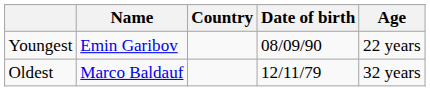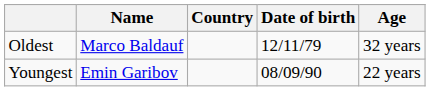rows swapped: (40, 45) <-> (31, 72)
